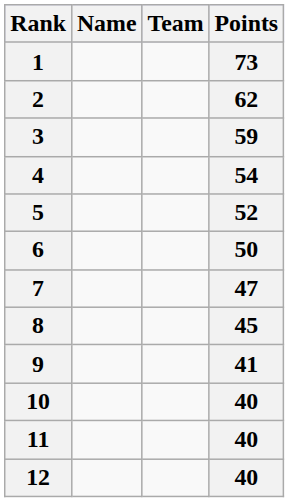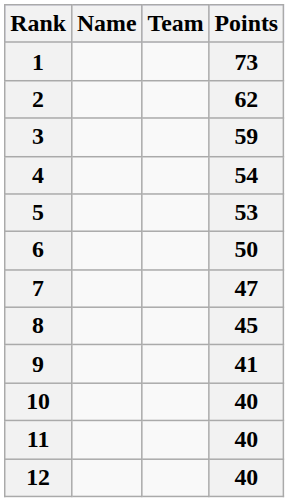(246, 212) 52 -> (246, 212) 53
